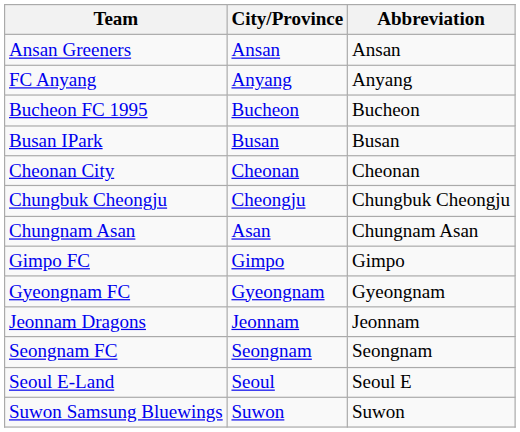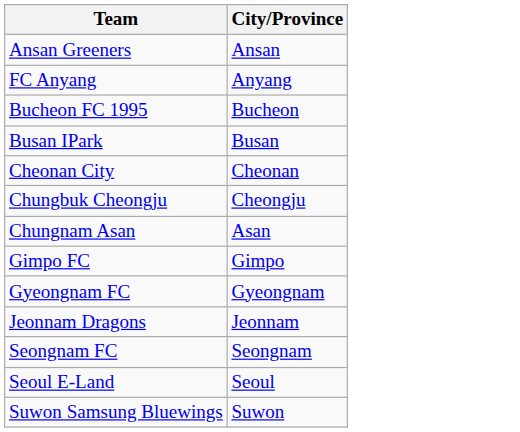- column: (431, 19)
